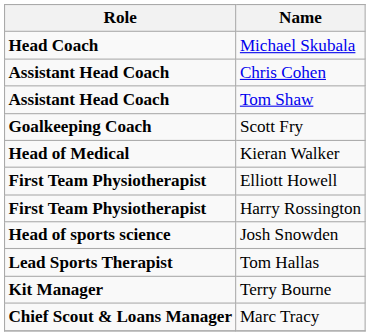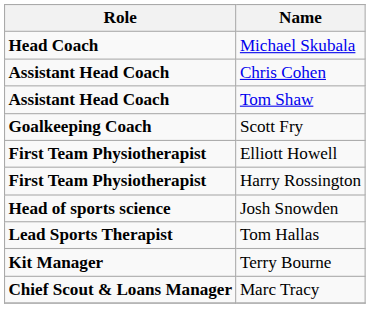- row: (290, 153)
